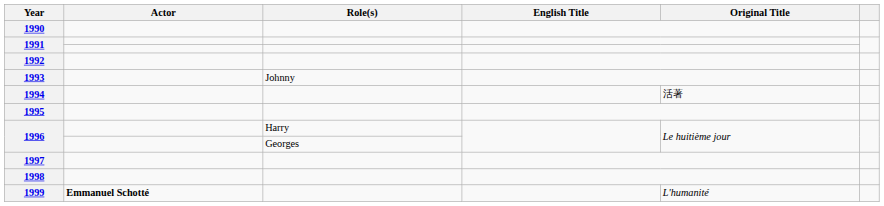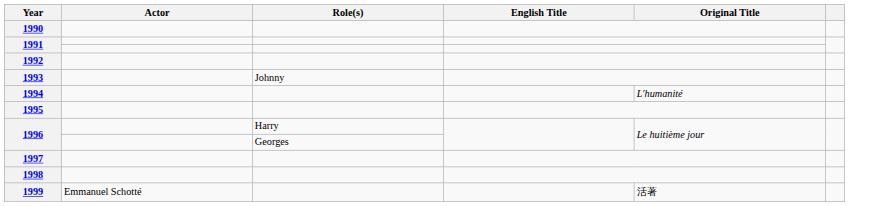(673, 94) 活著 -> (660, 93) L'humanité
(108, 193) bold -> (103, 192) normal
(686, 193) L'humanité -> (647, 191) 活著
